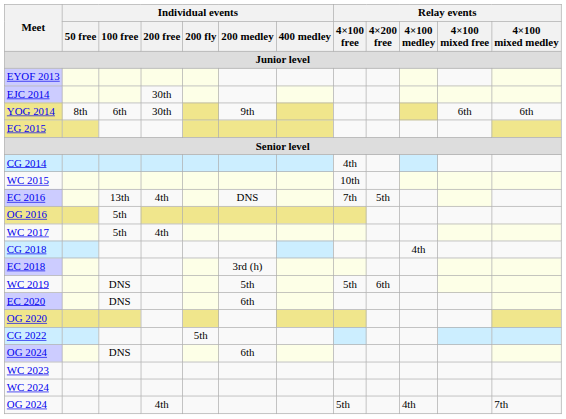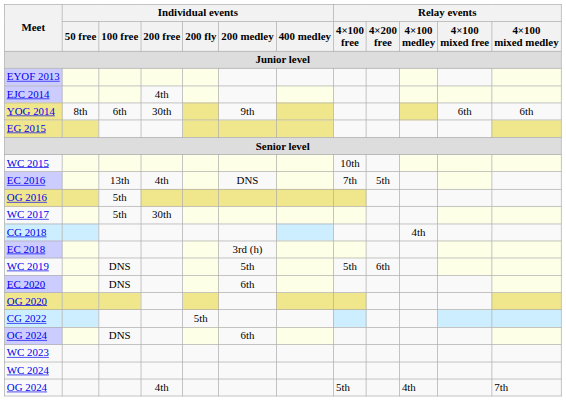(162, 94) 30th -> (162, 94) 4th
- row: (27, 163)
(162, 232) 4th -> (162, 215) 30th
